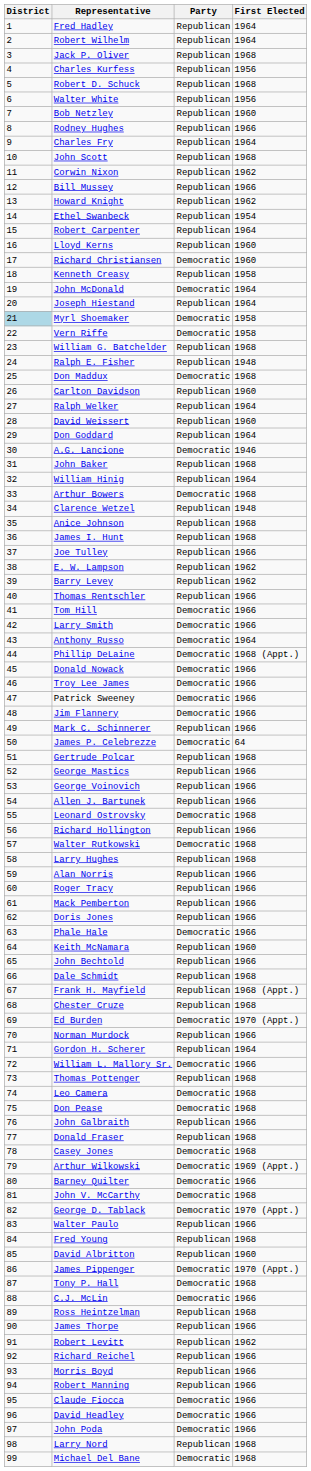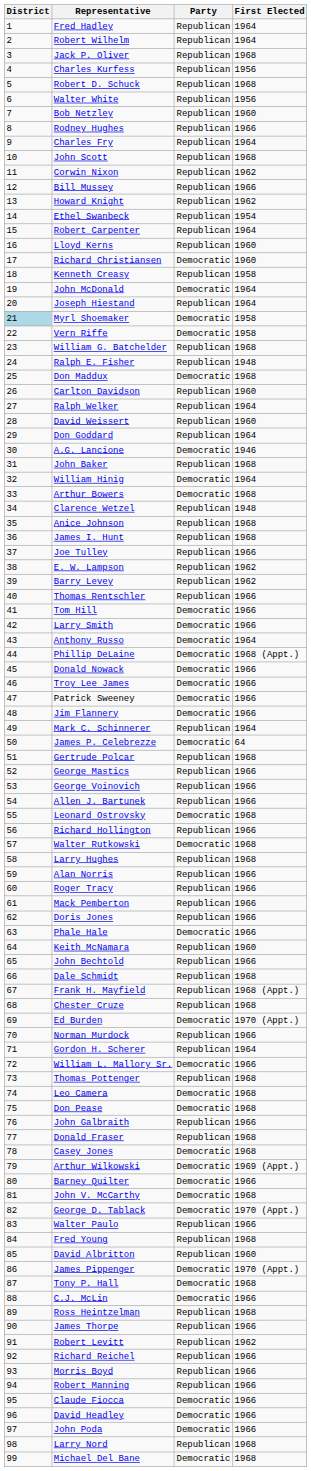(203, 479) Republican -> (203, 479) Democratic
(245, 728) 1966 -> (245, 728) 1964
